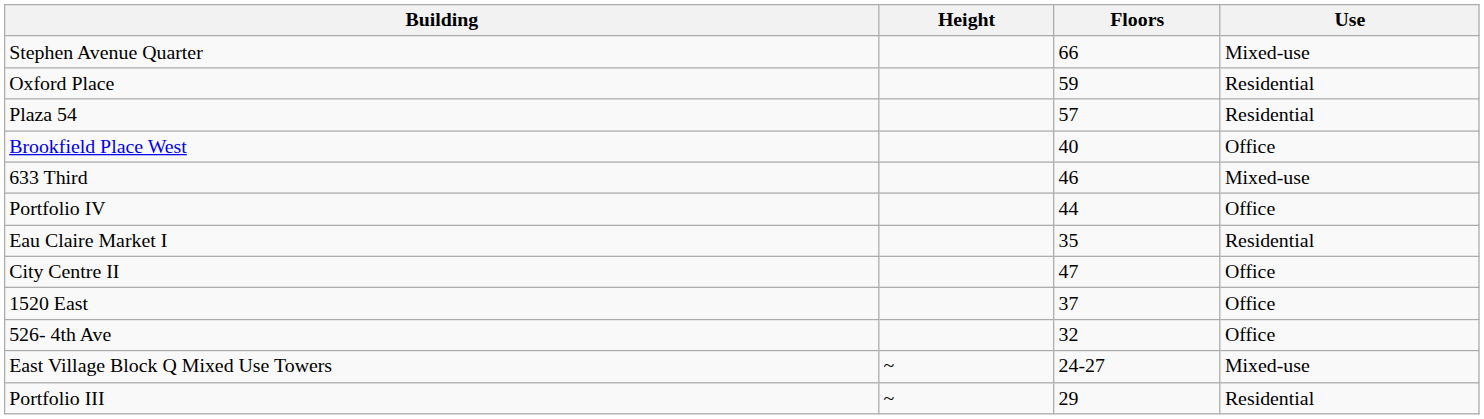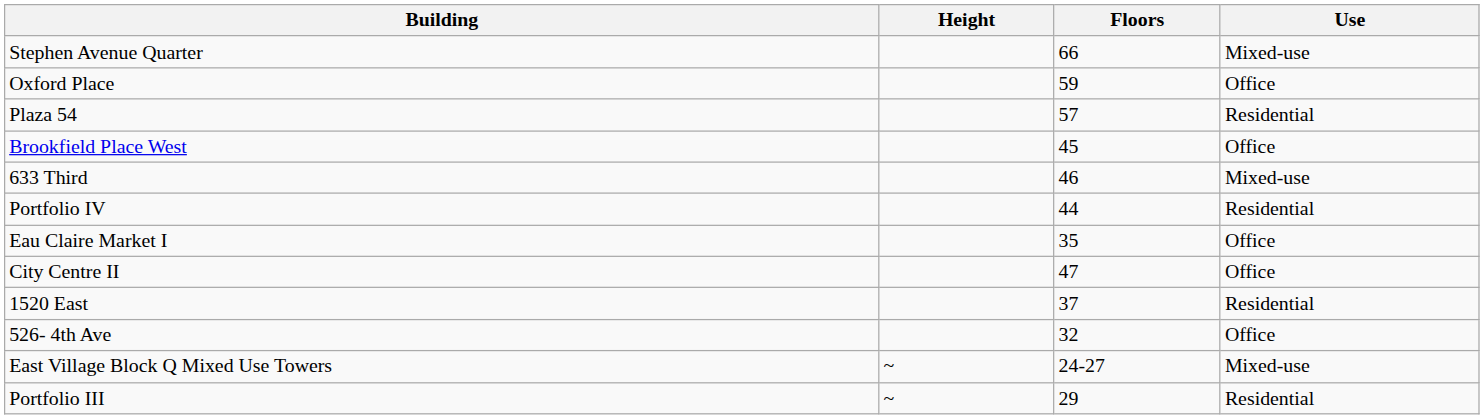(1270, 83) Residential -> (1250, 83) Office
(1069, 146) 40 -> (1069, 146) 45
(1250, 209) Office -> (1270, 209) Residential
(1270, 240) Residential -> (1250, 240) Office
(1250, 303) Office -> (1270, 303) Residential
